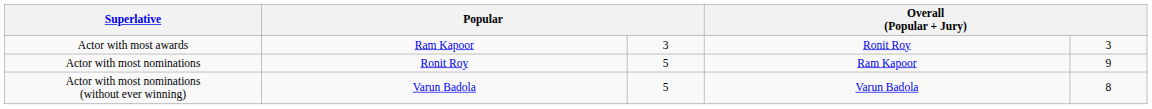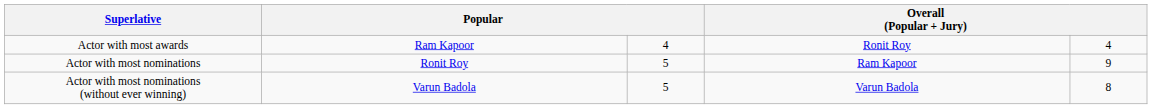(666, 44) 3 -> (666, 44) 4
(1108, 44) 3 -> (1108, 44) 4
